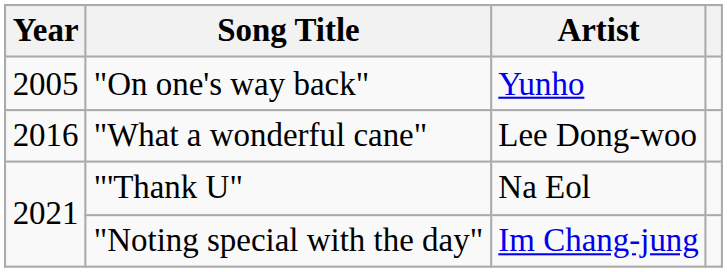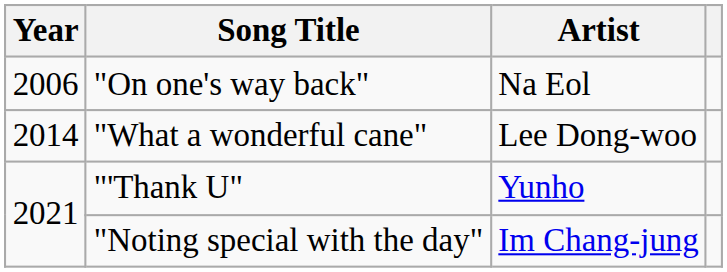(46, 82) 2005 -> (46, 82) 2006
(541, 82) Yunho -> (545, 82) Na Eol
(46, 135) 2016 -> (46, 135) 2014
(545, 187) Na Eol -> (541, 187) Yunho
